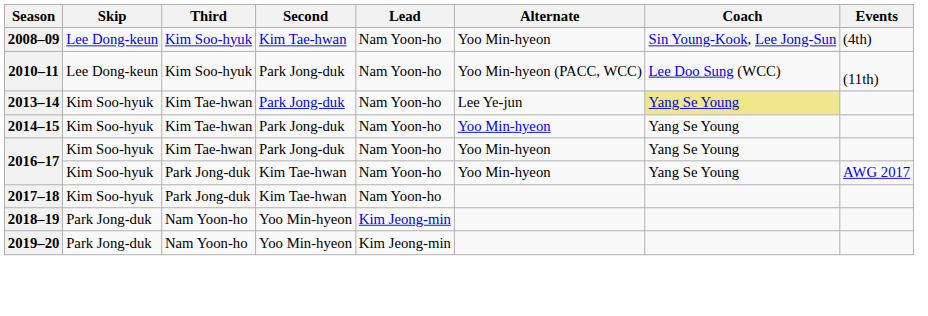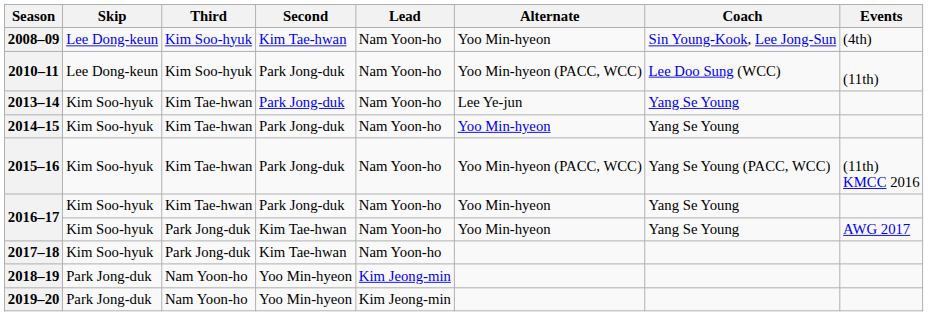(694, 102) khaki background -> (694, 102) no background
+ row: (34, 166)
